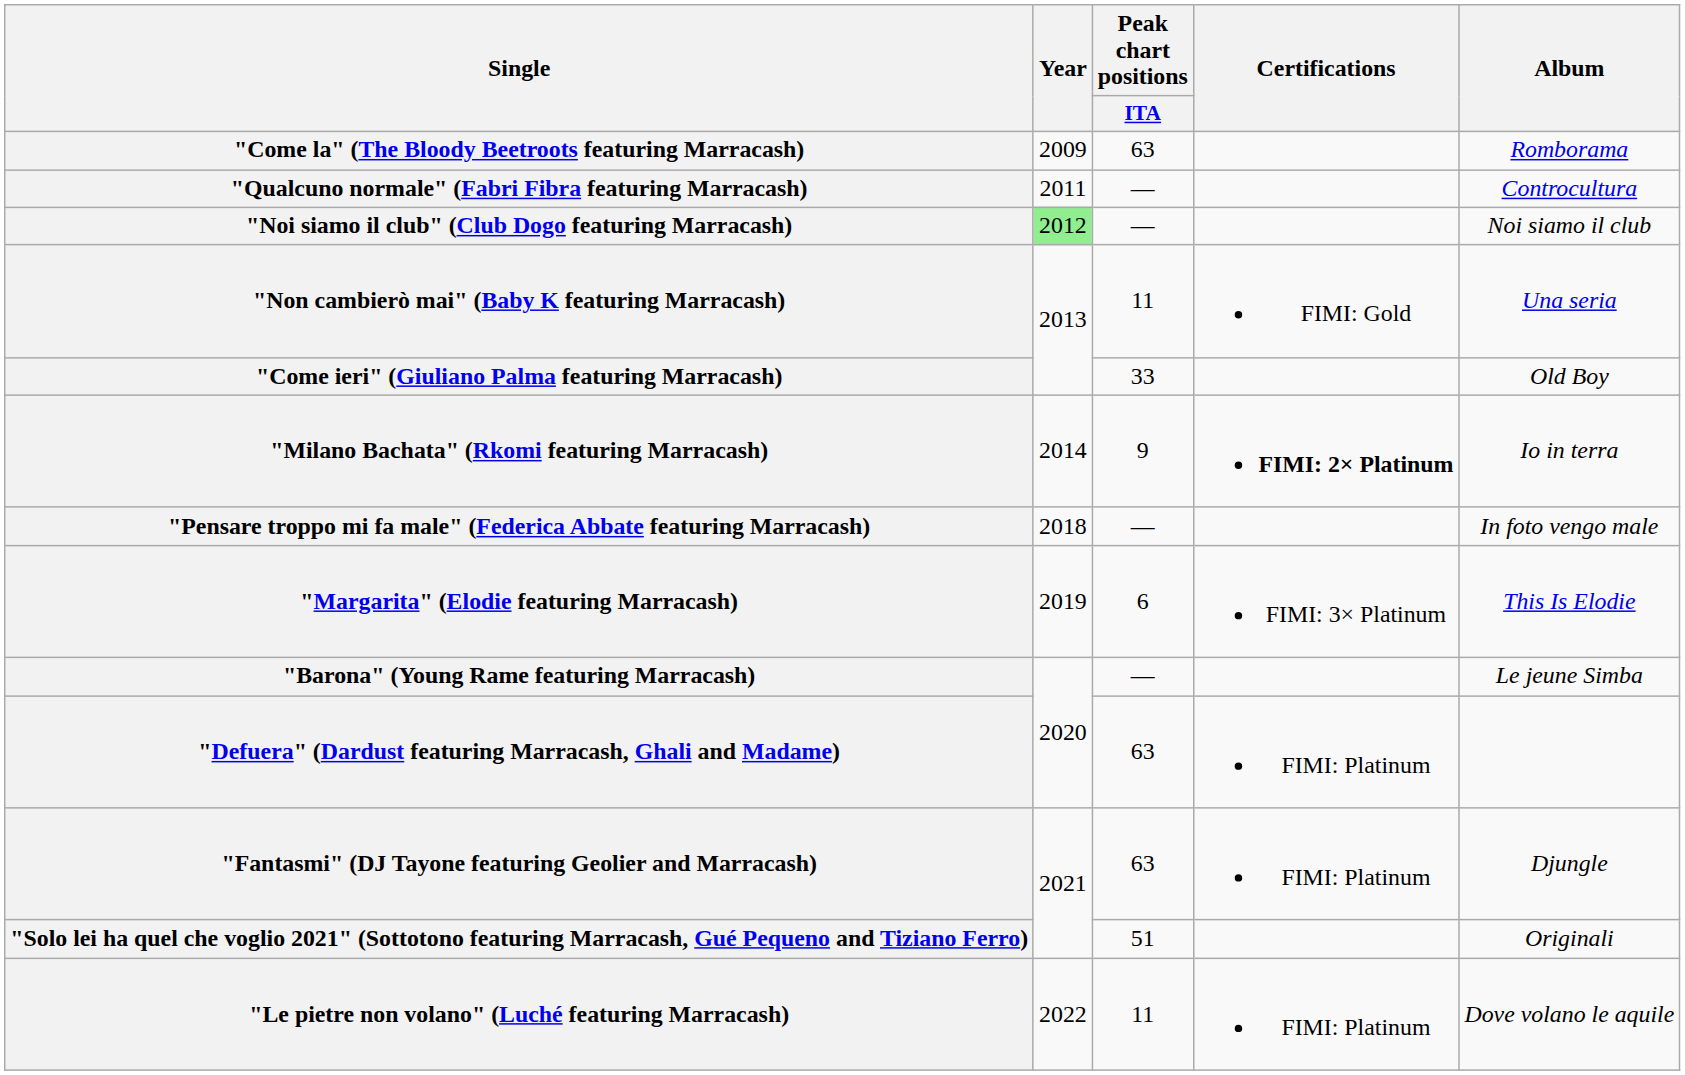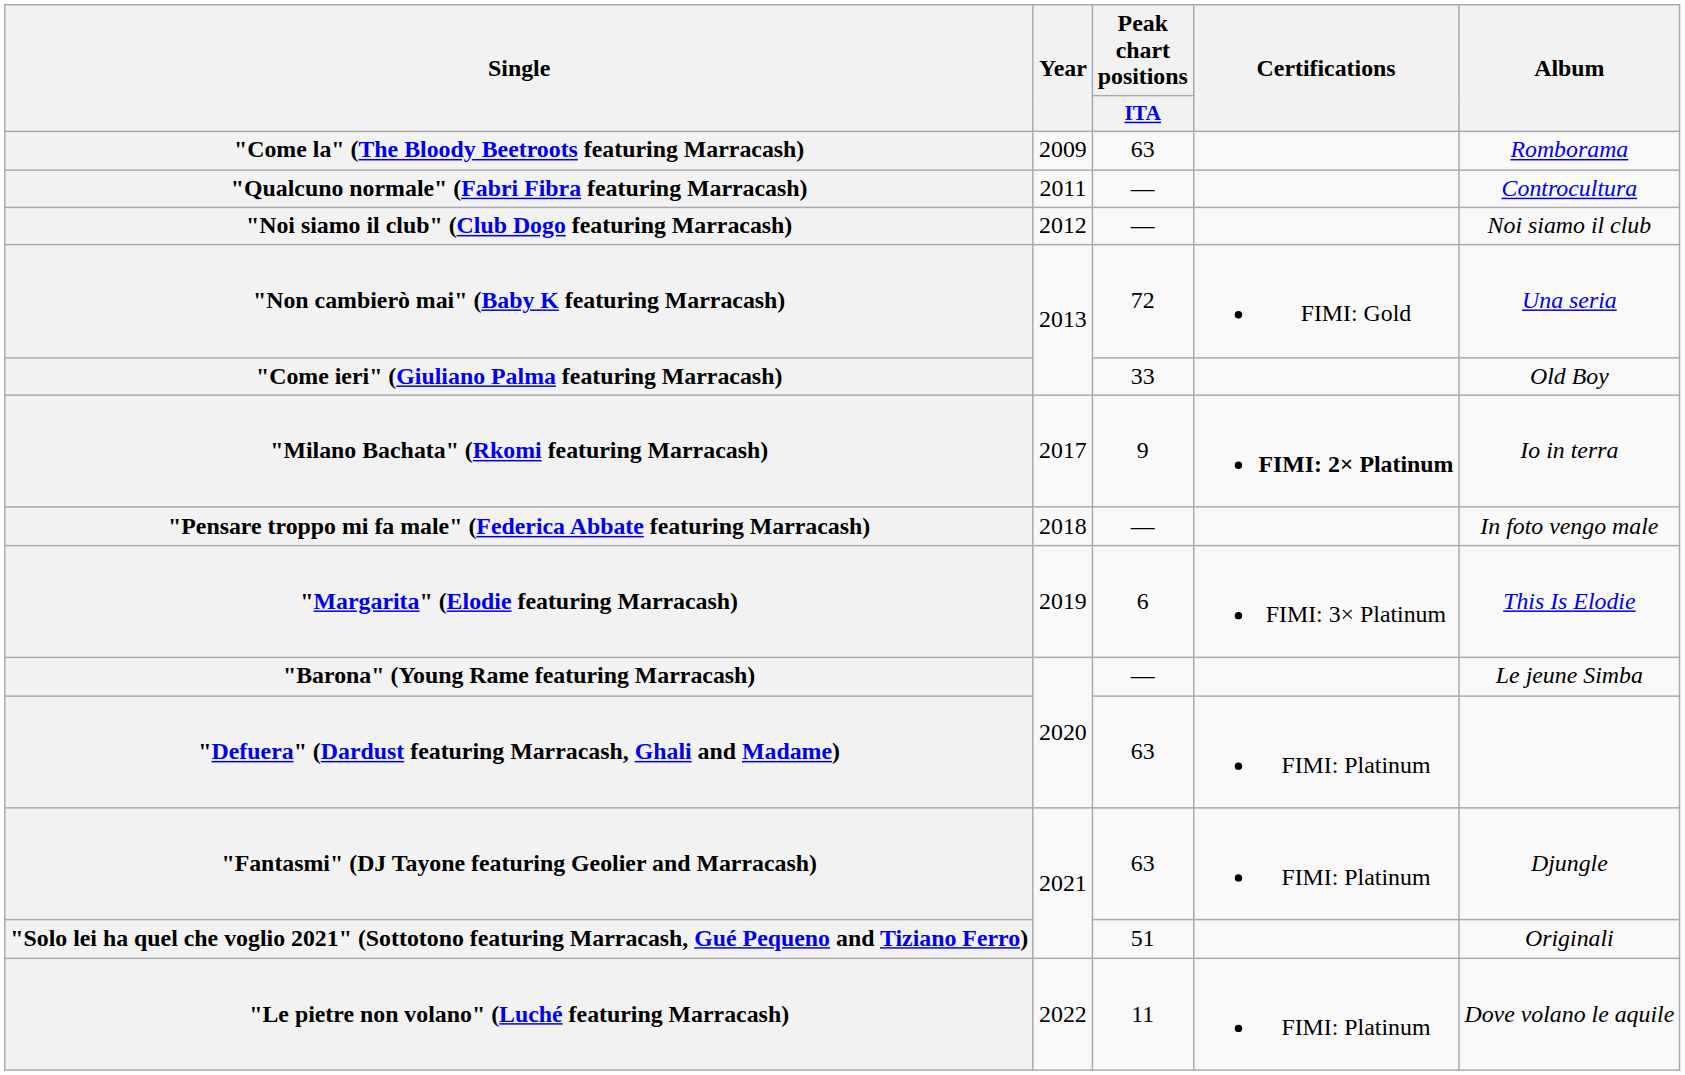(1063, 225) lightgreen background -> (1063, 225) no background
(1143, 300) 11 -> (1143, 300) 72
(1063, 451) 2014 -> (1063, 451) 2017
